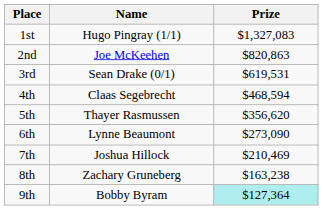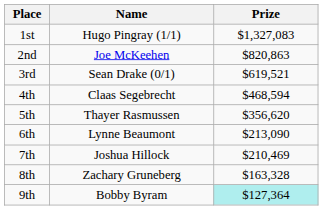(266, 74) $619,531 -> (266, 74) $619,521
(266, 134) $273,090 -> (266, 134) $213,090
(266, 174) $163,238 -> (266, 174) $163,328
